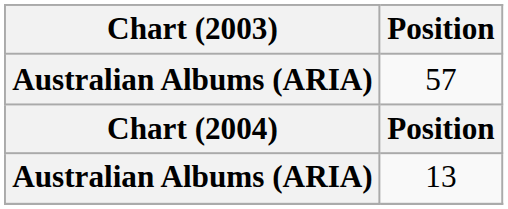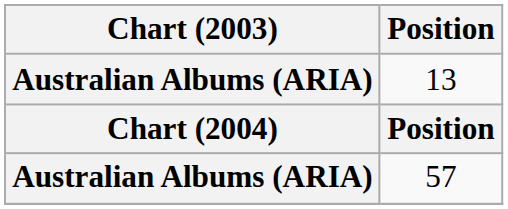rows swapped: (441, 177) <-> (441, 78)
